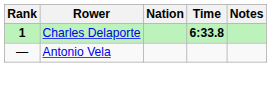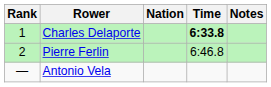(22, 33) bold -> (22, 33) normal
+ row: (76, 52)
